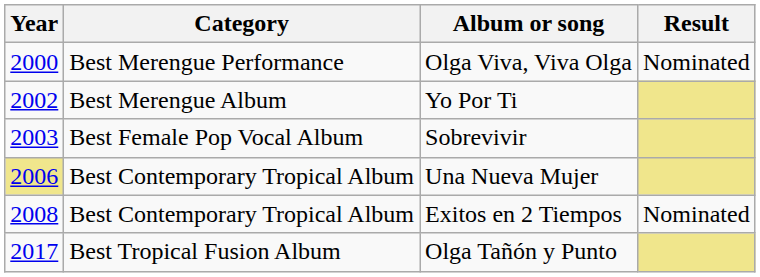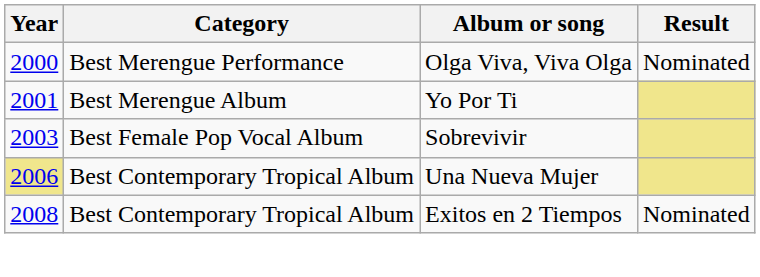(34, 99) 2002 -> (34, 99) 2001
- row: (521, 251)
